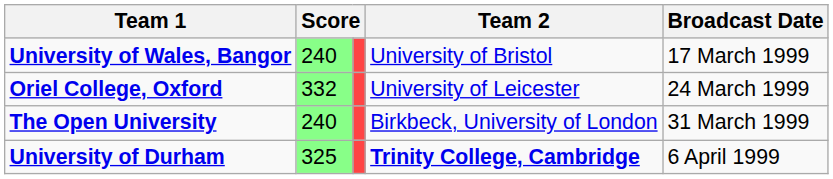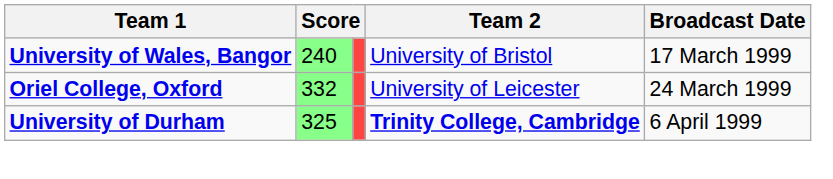- row: (113, 122)
